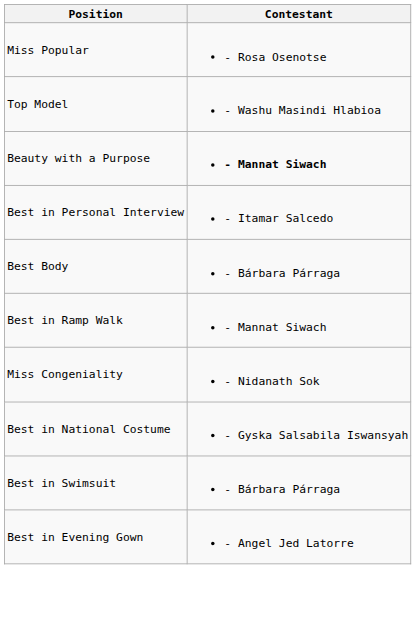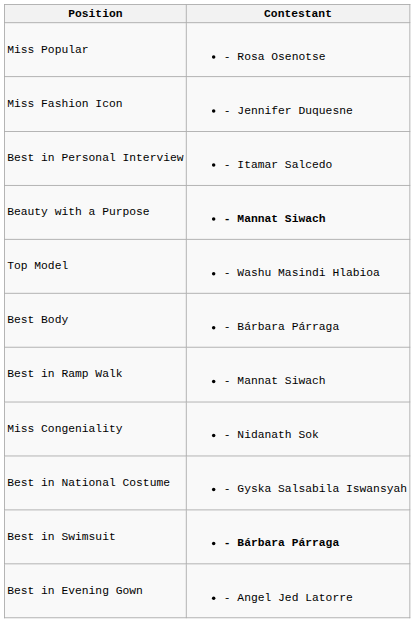+ row: (65, 104)
rows swapped: (38, 104) <-> (96, 212)
(299, 489) normal -> (298, 543) bold
